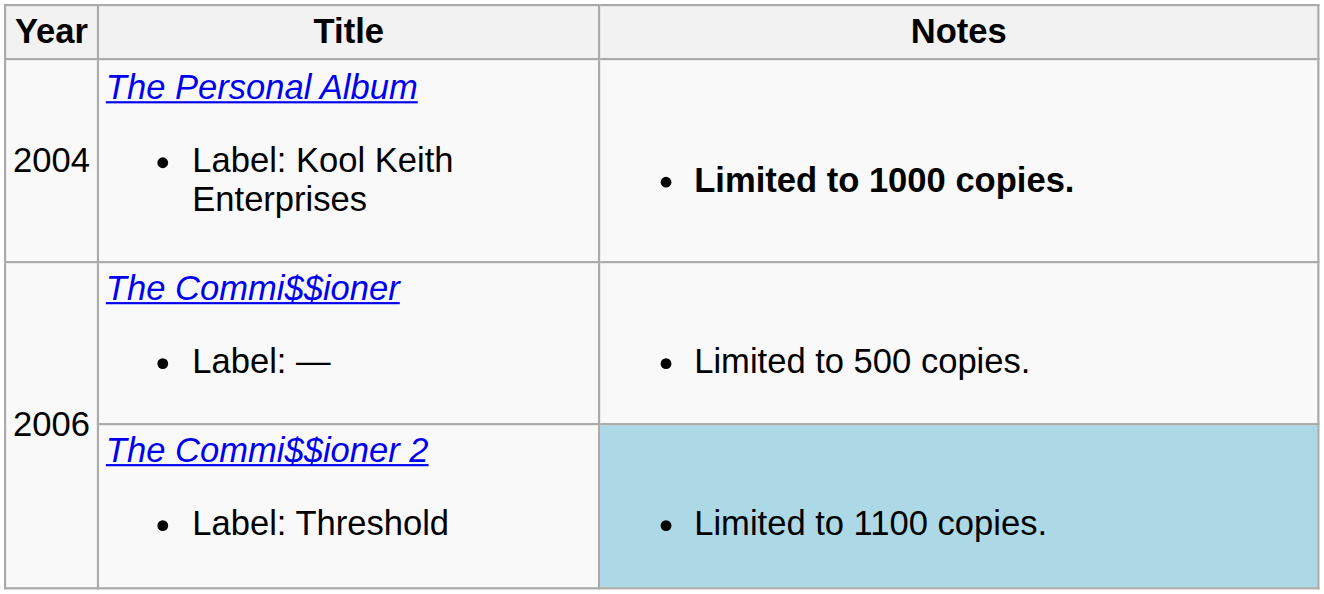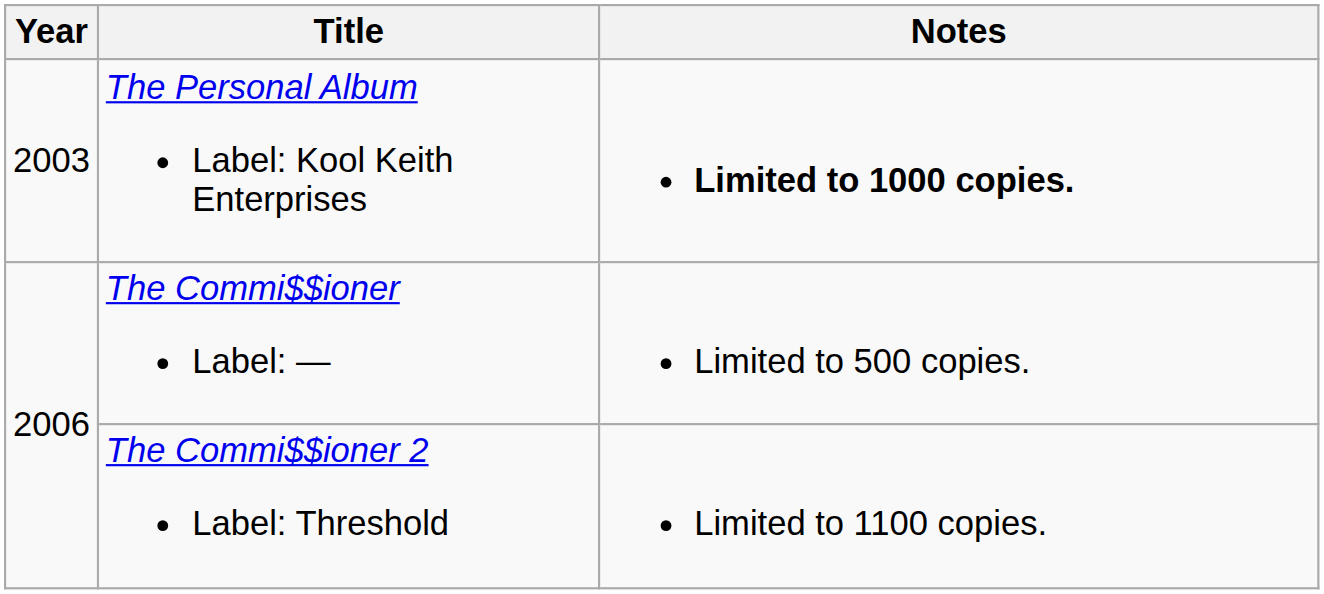(51, 160) 2004 -> (51, 160) 2003
(959, 525) lightblue background -> (959, 525) no background
